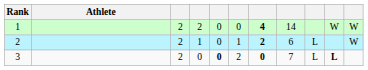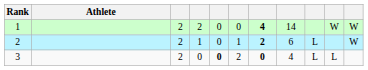(291, 57) 7 -> (291, 57) 4
(334, 57) bold -> (334, 57) normal
